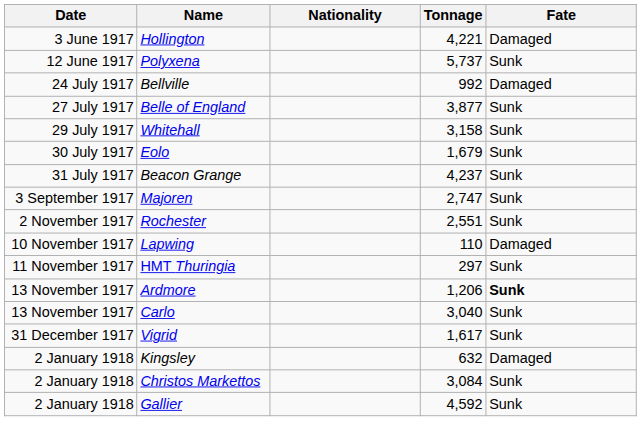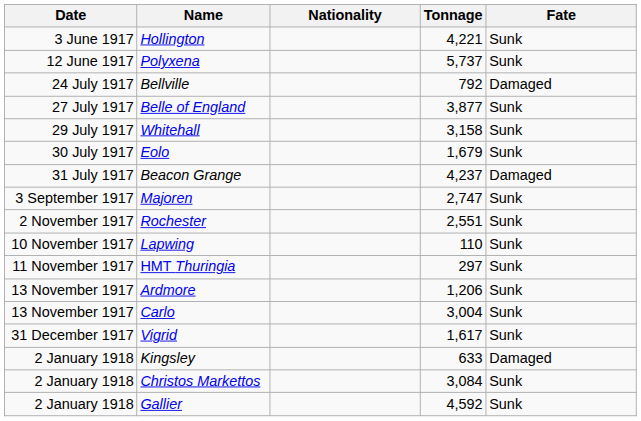(520, 38) Damaged -> (506, 38) Sunk
(471, 84) 992 -> (471, 84) 792
(506, 175) Sunk -> (520, 175) Damaged
(520, 244) Damaged -> (506, 244) Sunk
(507, 289) bold -> (506, 289) normal
(465, 312) 3,040 -> (465, 312) 3,004
(471, 358) 632 -> (471, 358) 633
